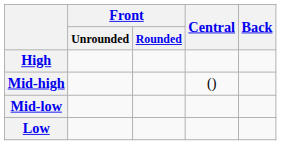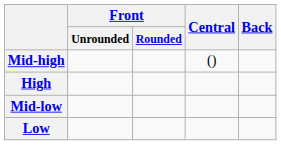rows swapped: (36, 60) <-> (36, 83)
